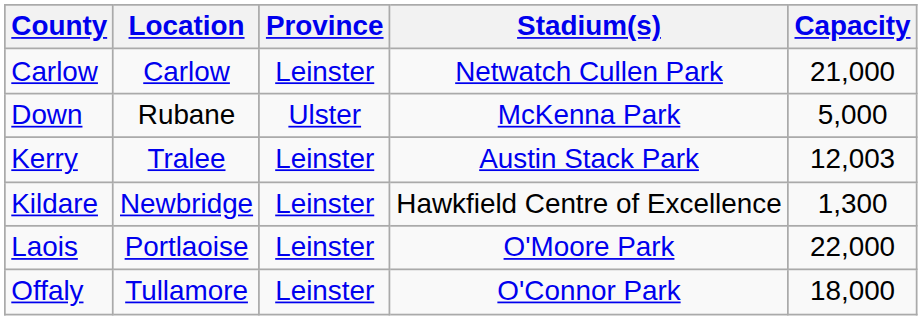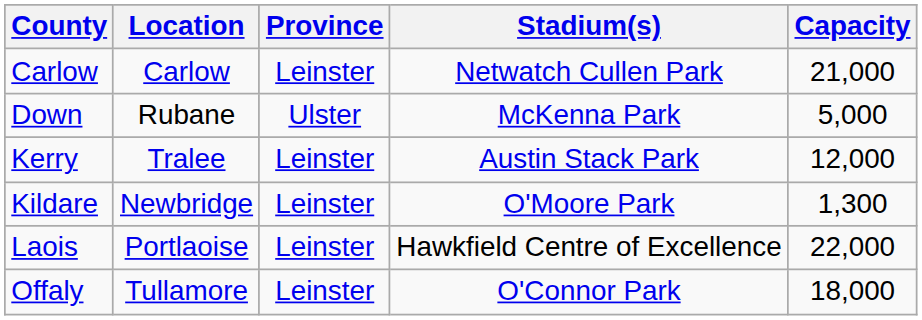(853, 159) 12,003 -> (853, 159) 12,000
(589, 203) Hawkfield Centre of Excellence -> (589, 203) O'Moore Park
(589, 247) O'Moore Park -> (589, 247) Hawkfield Centre of Excellence
